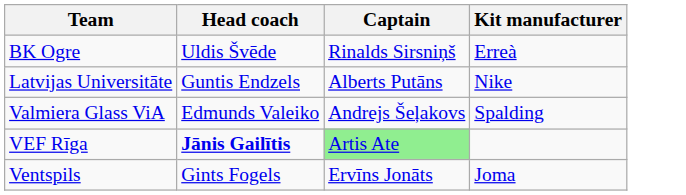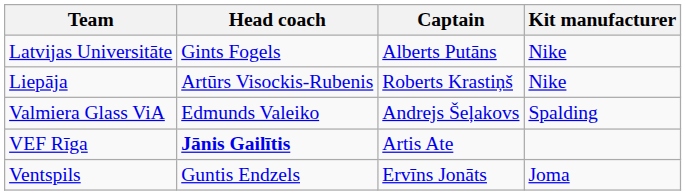- row: (45, 50)
(241, 81) Guntis Endzels -> (231, 50) Gints Fogels
+ row: (38, 81)
(364, 143) lightgreen background -> (418, 143) no background
(231, 174) Gints Fogels -> (241, 174) Guntis Endzels
